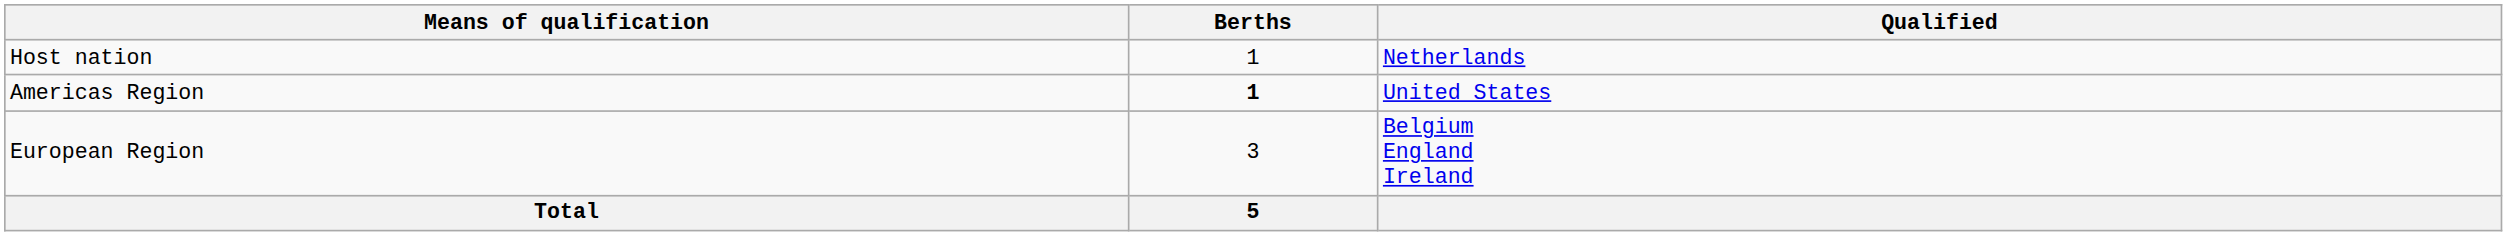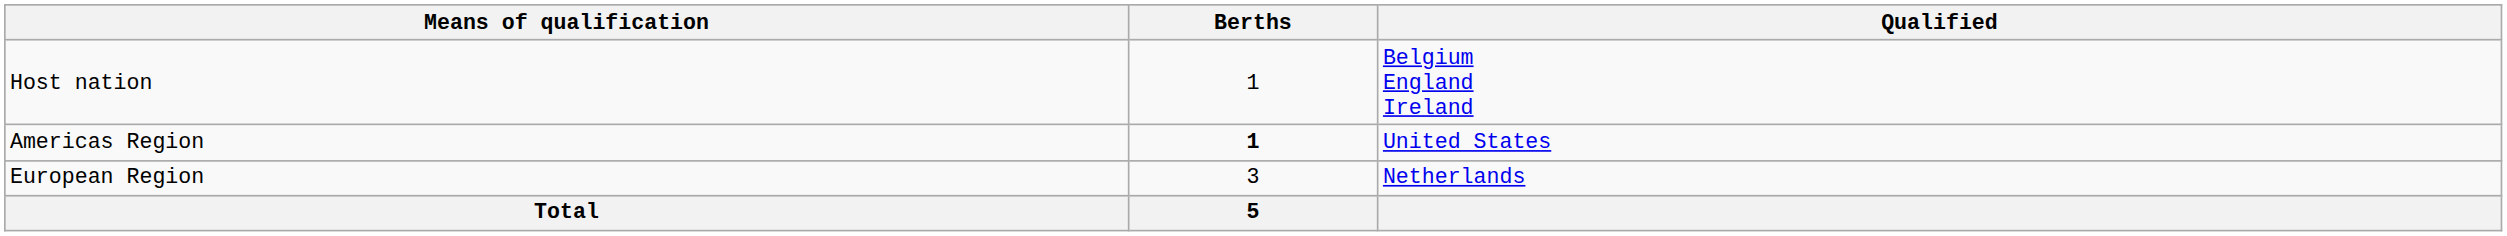(1454, 58) Netherlands -> (1428, 82) Belgium England Ireland
(1428, 153) Belgium England Ireland -> (1454, 178) Netherlands
